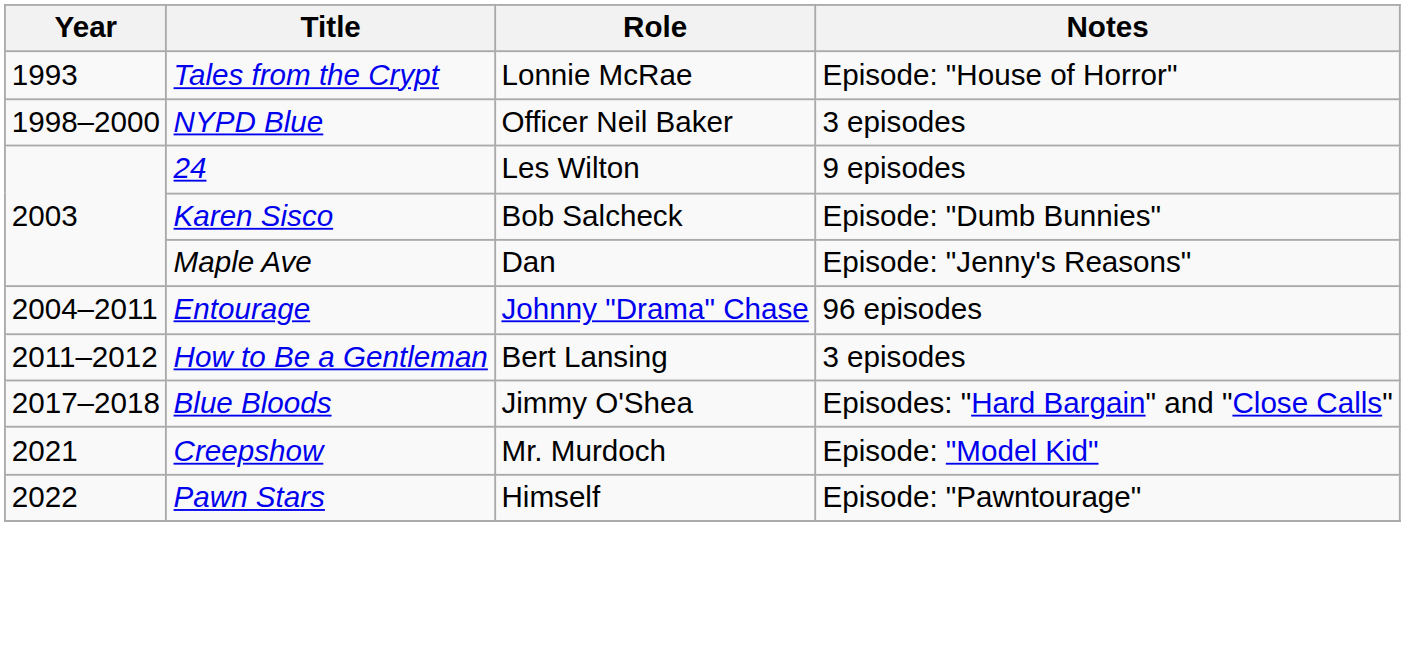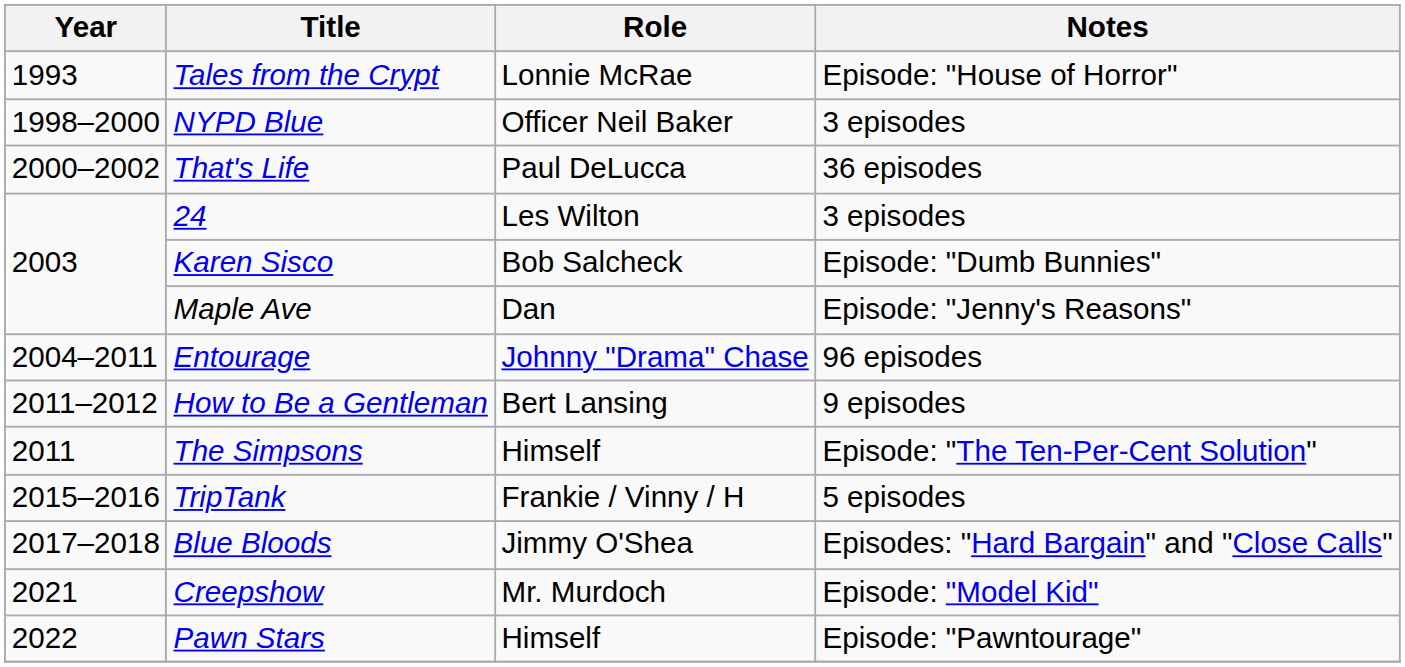+ row: (241, 168)
(894, 168) 9 episodes -> (894, 215) 3 episodes
(894, 356) 3 episodes -> (894, 403) 9 episodes
+ row: (268, 450)
+ row: (229, 497)
